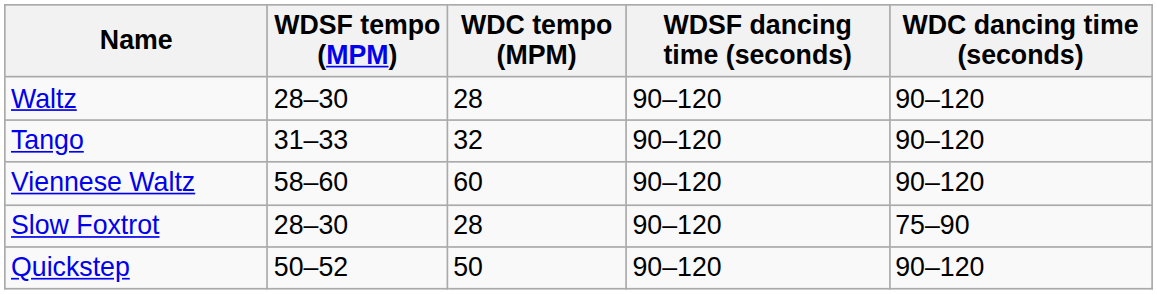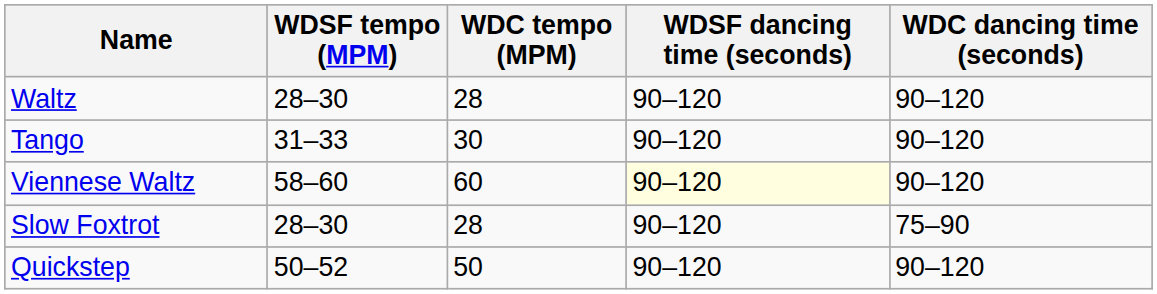(468, 140) 32 -> (468, 140) 30
(677, 182) no background -> (677, 182) lightyellow background
